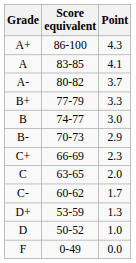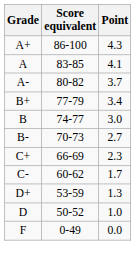(115, 100) 3.3 -> (115, 100) 3.4
(115, 138) 2.9 -> (115, 138) 2.7
- row: (23, 175)
